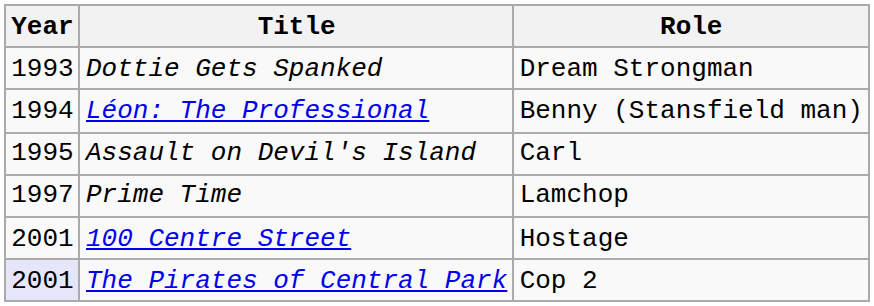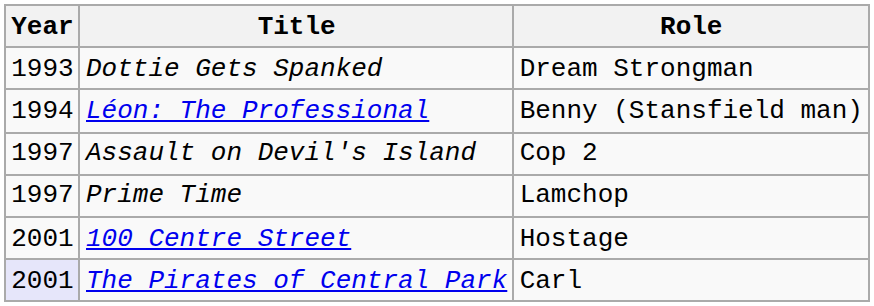(42, 153) 1995 -> (42, 153) 1997
(551, 153) Carl -> (559, 153) Cop 2
(559, 280) Cop 2 -> (551, 280) Carl
